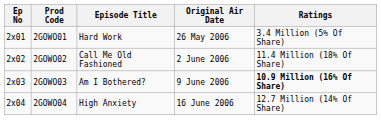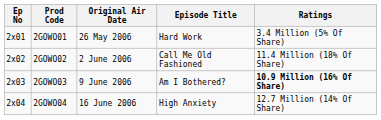columns swapped: (215, 15) <-> (126, 15)
